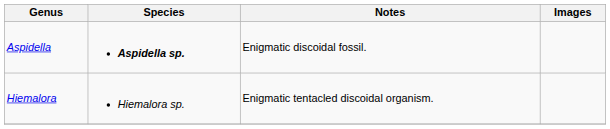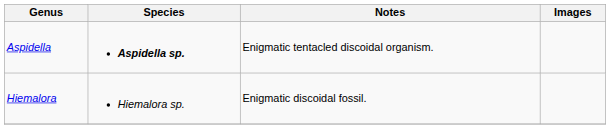(304, 47) Enigmatic discoidal fossil. -> (338, 47) Enigmatic tentacled discoidal organism.
(338, 98) Enigmatic tentacled discoidal organism. -> (304, 98) Enigmatic discoidal fossil.
